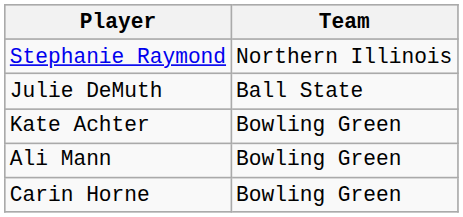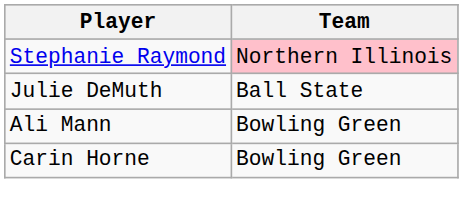(344, 57) no background -> (344, 57) pink background
- row: (80, 126)
